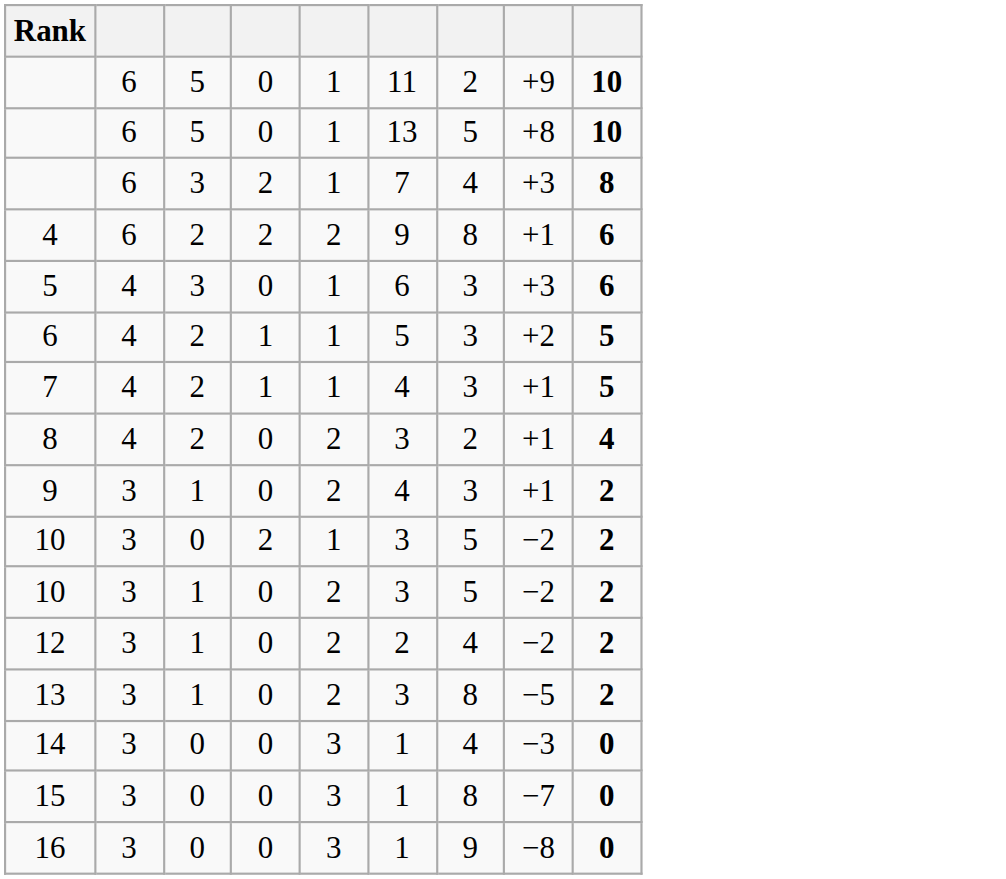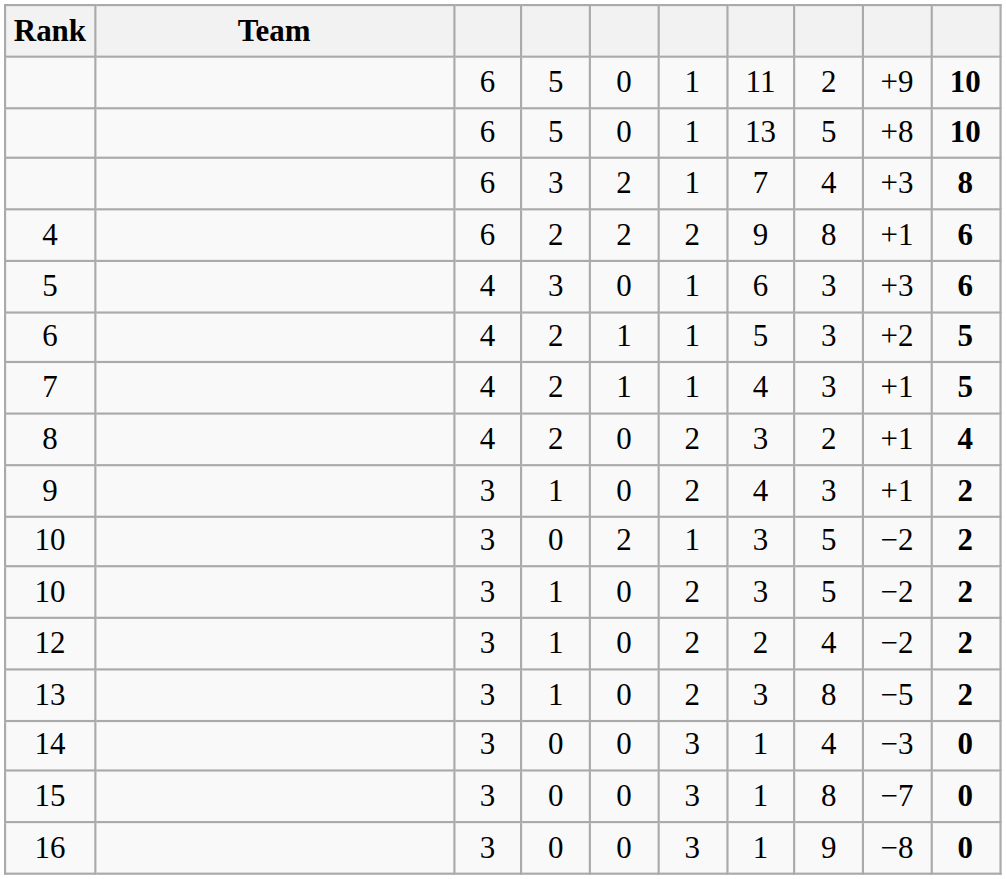+ column: (274, 30)
